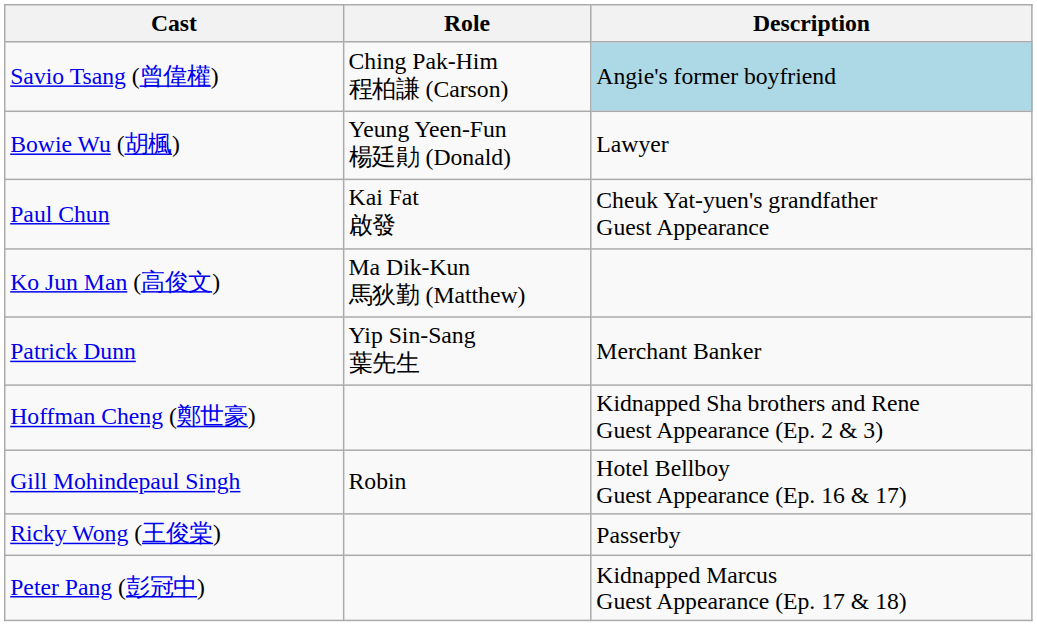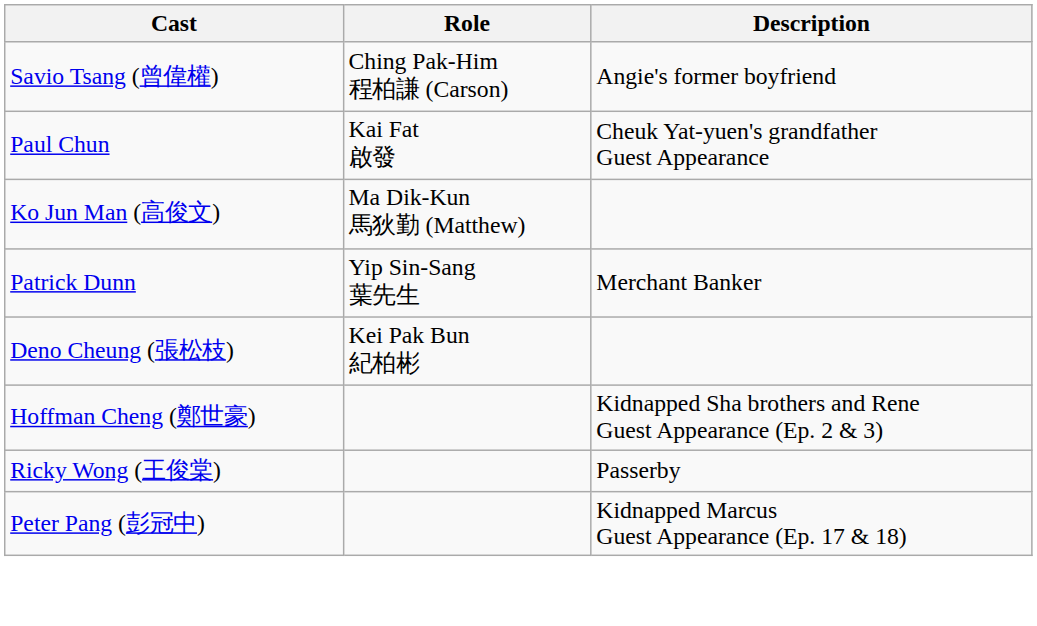(716, 76) lightblue background -> (716, 76) no background
- row: (95, 144)
+ row: (122, 350)
- row: (125, 481)
